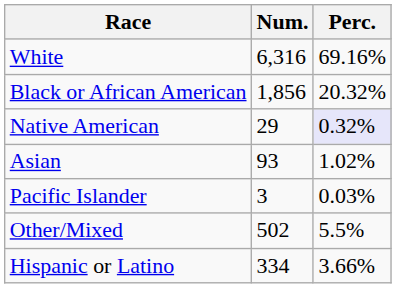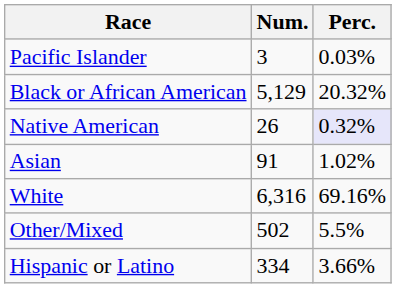rows swapped: (37, 56) <-> (78, 195)
(281, 91) 1,856 -> (281, 91) 5,129
(268, 126) 29 -> (268, 126) 26
(268, 160) 93 -> (268, 160) 91
